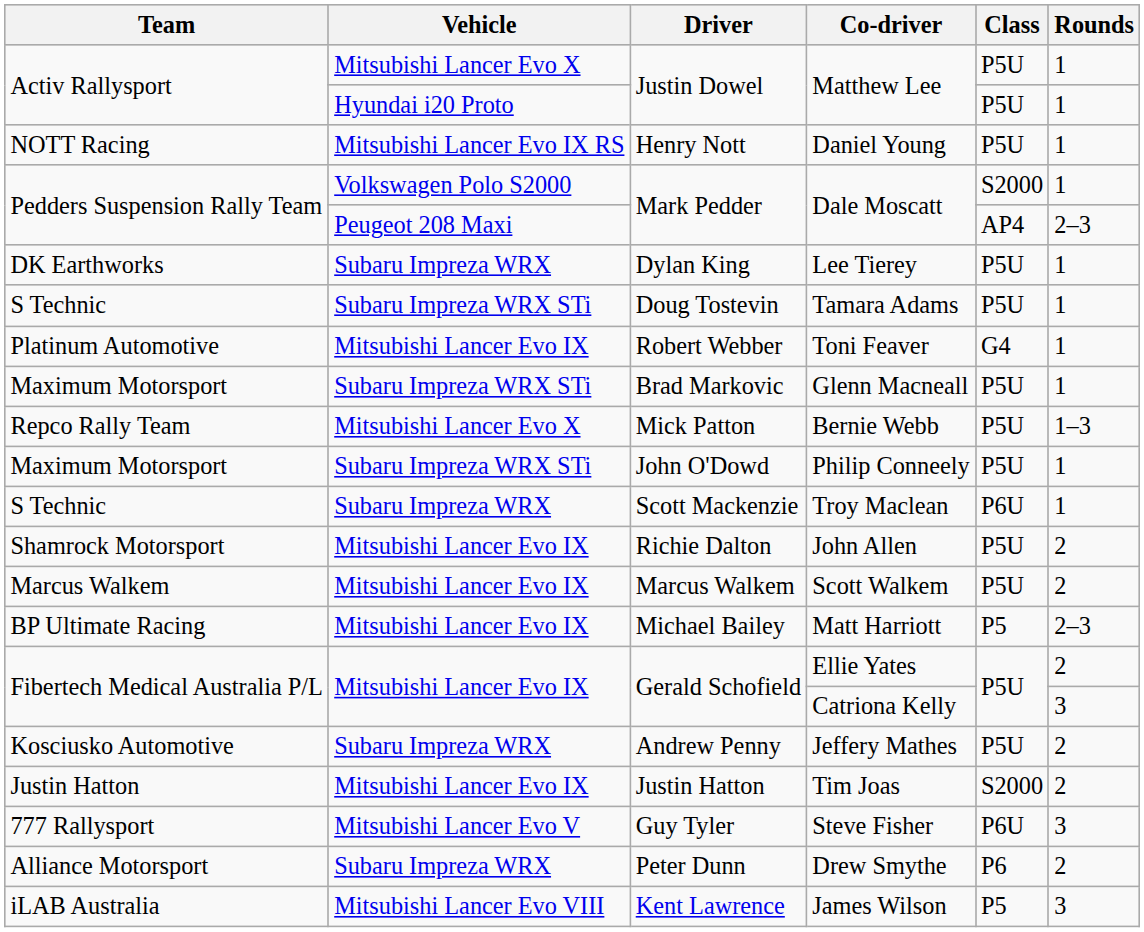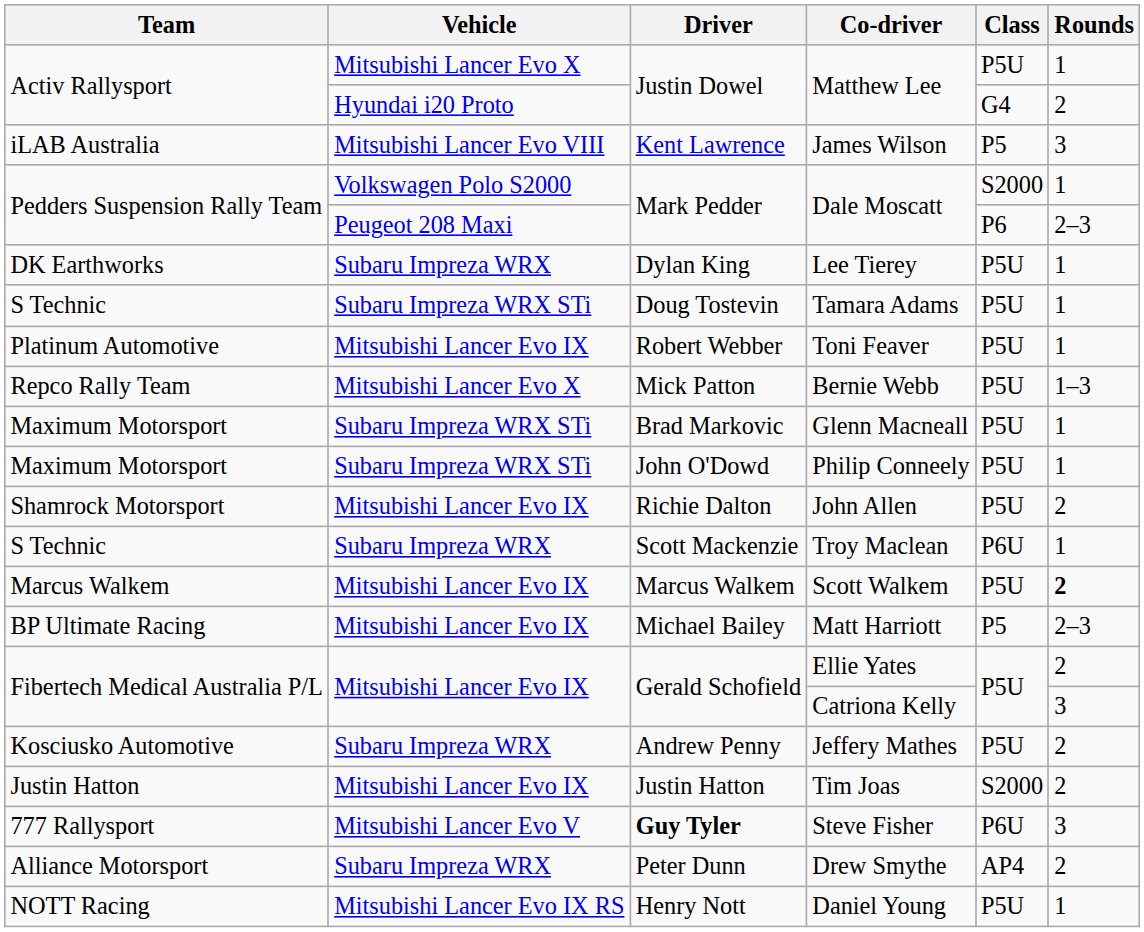(1003, 104) P5U -> (996, 104) G4
(1060, 104) 1 -> (1060, 104) 2
rows swapped: (479, 145) <-> (469, 906)
(1003, 225) AP4 -> (994, 225) P6
(996, 345) G4 -> (1003, 345) P5U
rows swapped: (463, 385) <-> (457, 425)
rows swapped: (443, 505) <-> (461, 546)
(1060, 586) normal -> (1060, 586) bold
(685, 826) normal -> (688, 826) bold
(994, 866) P6 -> (1003, 866) AP4
